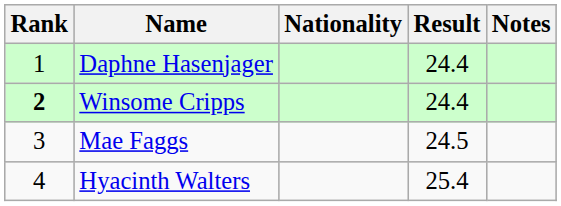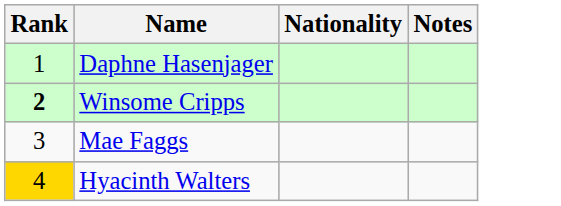- column: (447, 24)
(39, 180) no background -> (39, 180) gold background
